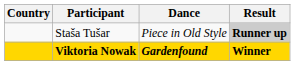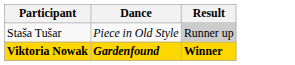- column: (28, 13)
(260, 32) bold -> (209, 32) normal
